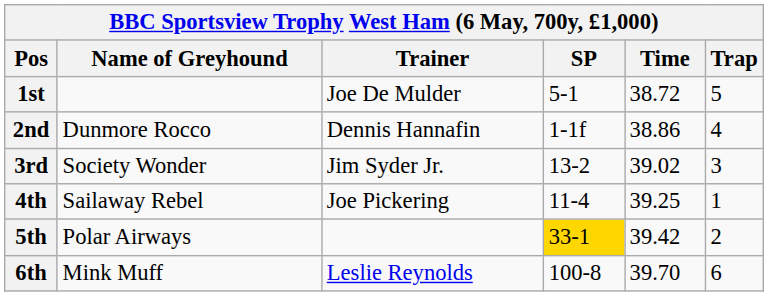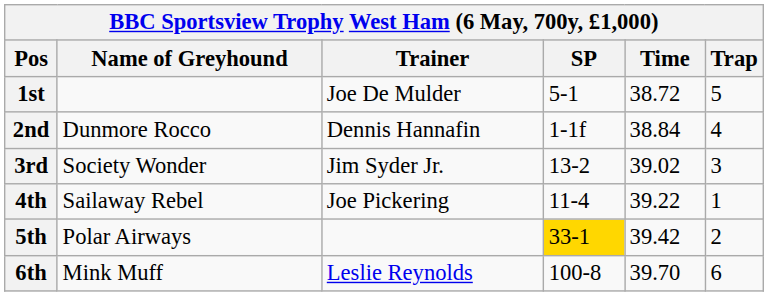(655, 129) 38.86 -> (655, 129) 38.84
(655, 201) 39.25 -> (655, 201) 39.22
